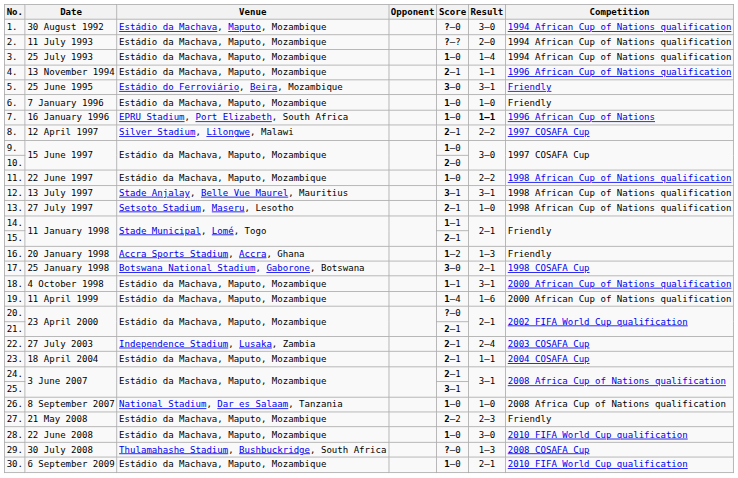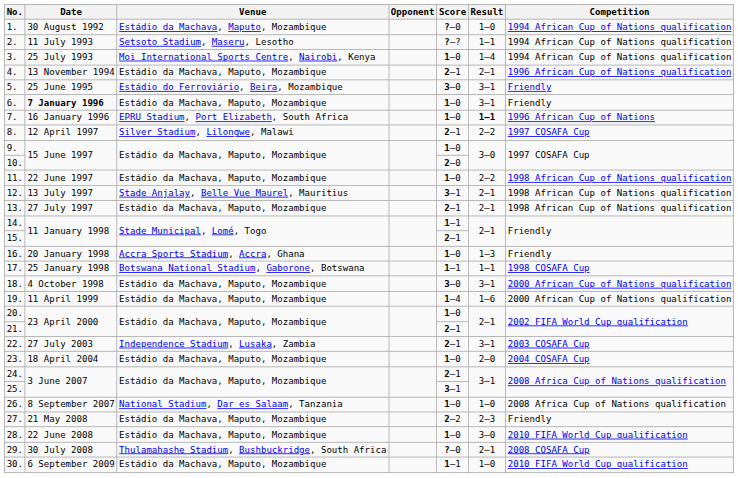(487, 27) 3–0 -> (487, 27) 1–0
(223, 42) Estádio da Machava, Maputo, Mozambique -> (206, 42) Setsoto Stadium, Maseru, Lesotho
(487, 42) 2–0 -> (487, 42) 1–1
(223, 57) Estádio da Machava, Maputo, Mozambique -> (247, 57) Moi International Sports Centre, Nairobi, Kenya
(487, 72) 1–1 -> (487, 72) 2–1
(66, 103) normal -> (66, 103) bold
(487, 103) 1–0 -> (487, 103) 3–1
(487, 193) 3–1 -> (487, 193) 2–1
(206, 208) Setsoto Stadium, Maseru, Lesotho -> (223, 208) Estádio da Machava, Maputo, Mozambique
(487, 208) 1–0 -> (487, 208) 2–1
(453, 253) 1–2 -> (453, 253) 1–0
(453, 269) 3–0 -> (453, 269) 1–1
(487, 269) 2–1 -> (487, 269) 1–1
(453, 284) 1–1 -> (453, 284) 3–0
(453, 314) ?–0 -> (453, 314) 1–0
(487, 344) 2–4 -> (487, 344) 3–1
(453, 359) 2–1 -> (453, 359) 1–0
(487, 359) 1–1 -> (487, 359) 2–0
(487, 450) 1–3 -> (487, 450) 2–1
(453, 465) 1–0 -> (453, 465) 1–1
(487, 465) 2–1 -> (487, 465) 1–0
